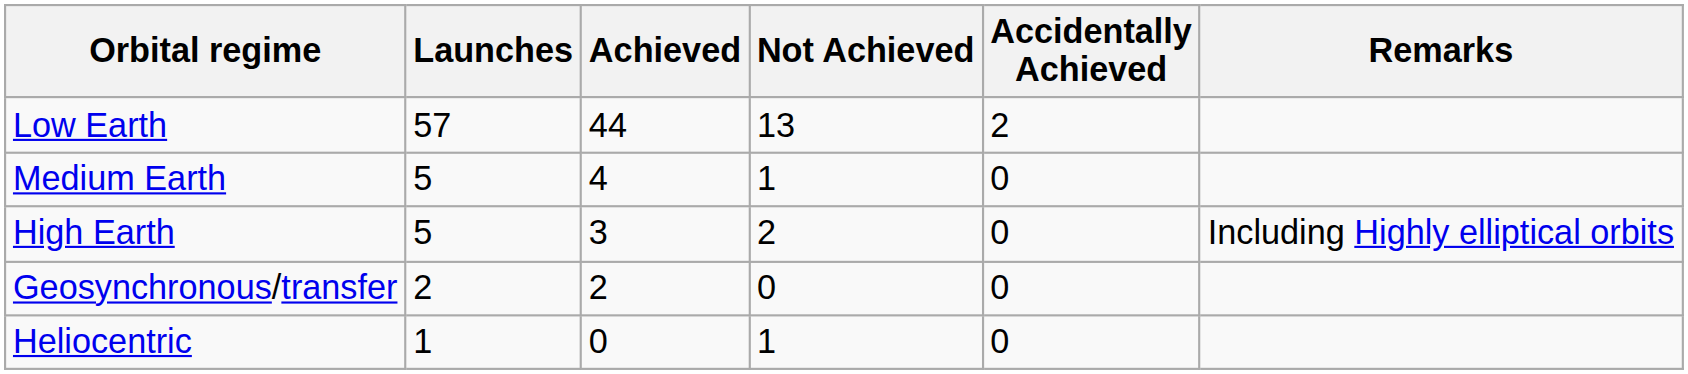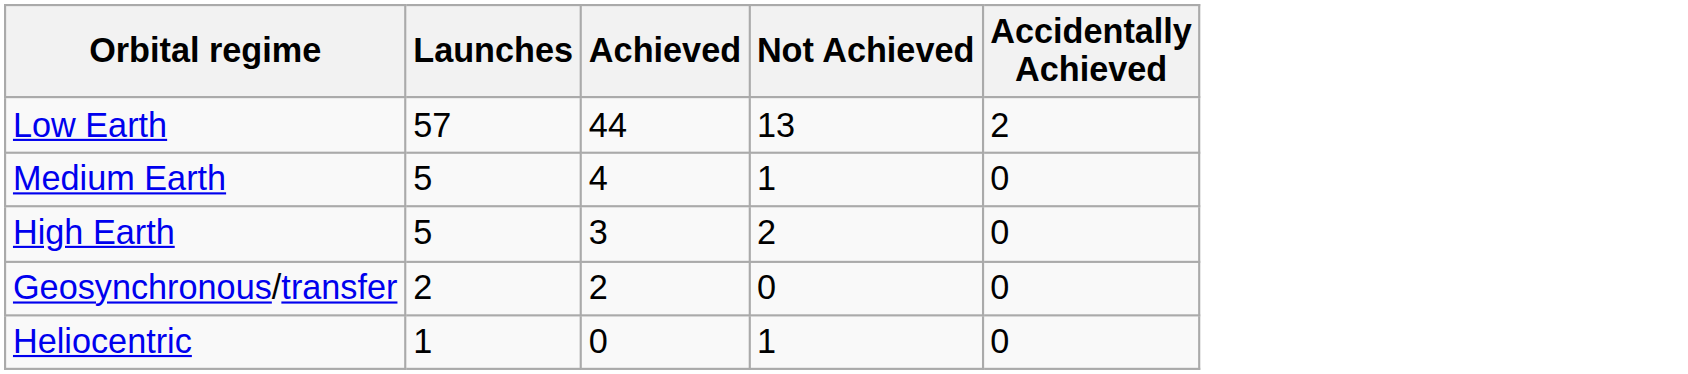- column: (1441, 50)
